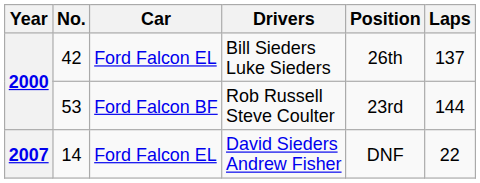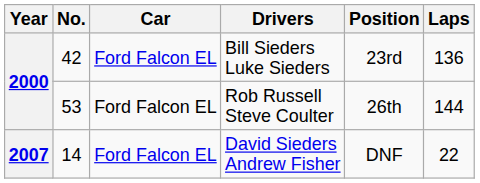(385, 57) 26th -> (384, 57) 23rd
(450, 57) 137 -> (449, 57) 136
(156, 106) Ford Falcon BF -> (155, 106) Ford Falcon EL
(385, 106) 23rd -> (384, 106) 26th
